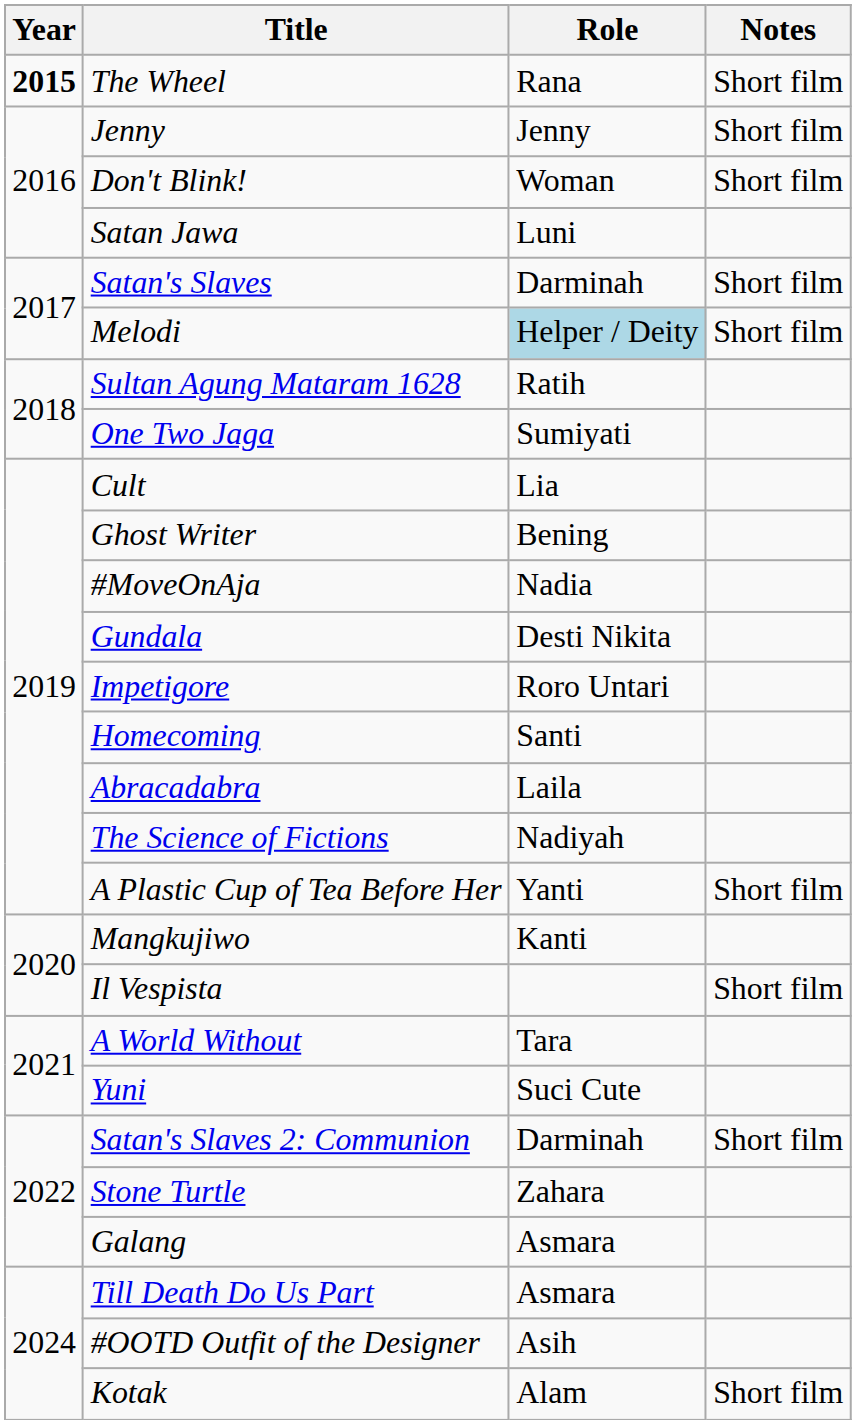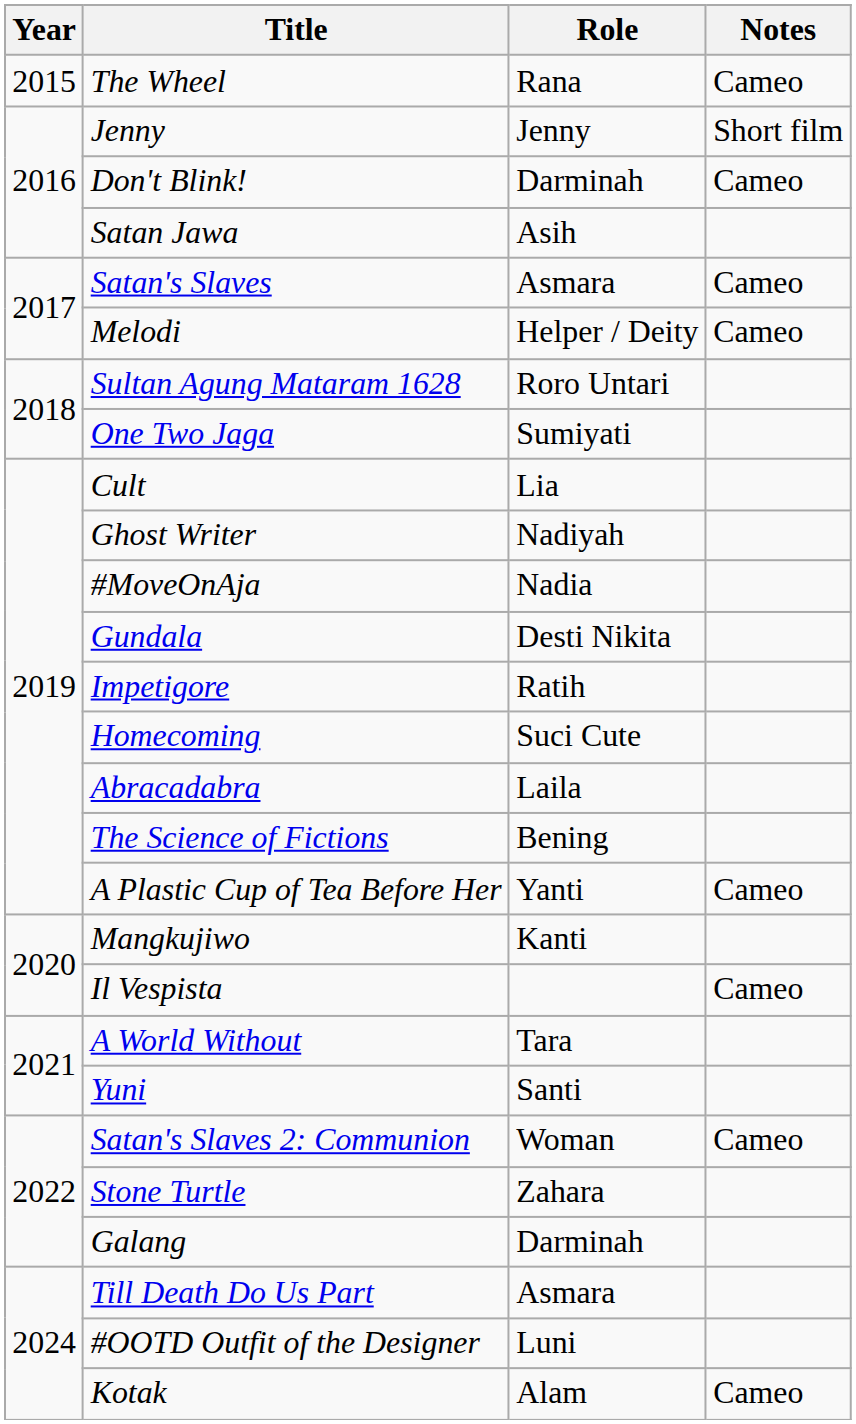(44, 80) bold -> (44, 80) normal
(778, 80) Short film -> (758, 80) Cameo
(565, 181) Woman -> (580, 181) Darminah
(778, 181) Short film -> (758, 181) Cameo
(546, 231) Luni -> (546, 231) Asih
(580, 282) Darminah -> (566, 282) Asmara
(778, 282) Short film -> (758, 282) Cameo
(607, 332) lightblue background -> (607, 332) no background
(778, 332) Short film -> (758, 332) Cameo
(551, 383) Ratih -> (593, 383) Roro Untari
(562, 534) Bening -> (570, 534) Nadiyah
(593, 686) Roro Untari -> (551, 686) Ratih
(549, 736) Santi -> (579, 736) Suci Cute
(570, 837) Nadiyah -> (562, 837) Bening
(778, 888) Short film -> (758, 888) Cameo
(778, 989) Short film -> (758, 989) Cameo
(579, 1090) Suci Cute -> (549, 1090) Santi
(580, 1140) Darminah -> (565, 1140) Woman
(778, 1140) Short film -> (758, 1140) Cameo
(566, 1241) Asmara -> (580, 1241) Darminah
(546, 1342) Asih -> (546, 1342) Luni
(778, 1393) Short film -> (758, 1393) Cameo
